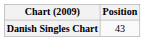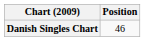(120, 28) 43 -> (120, 28) 46
